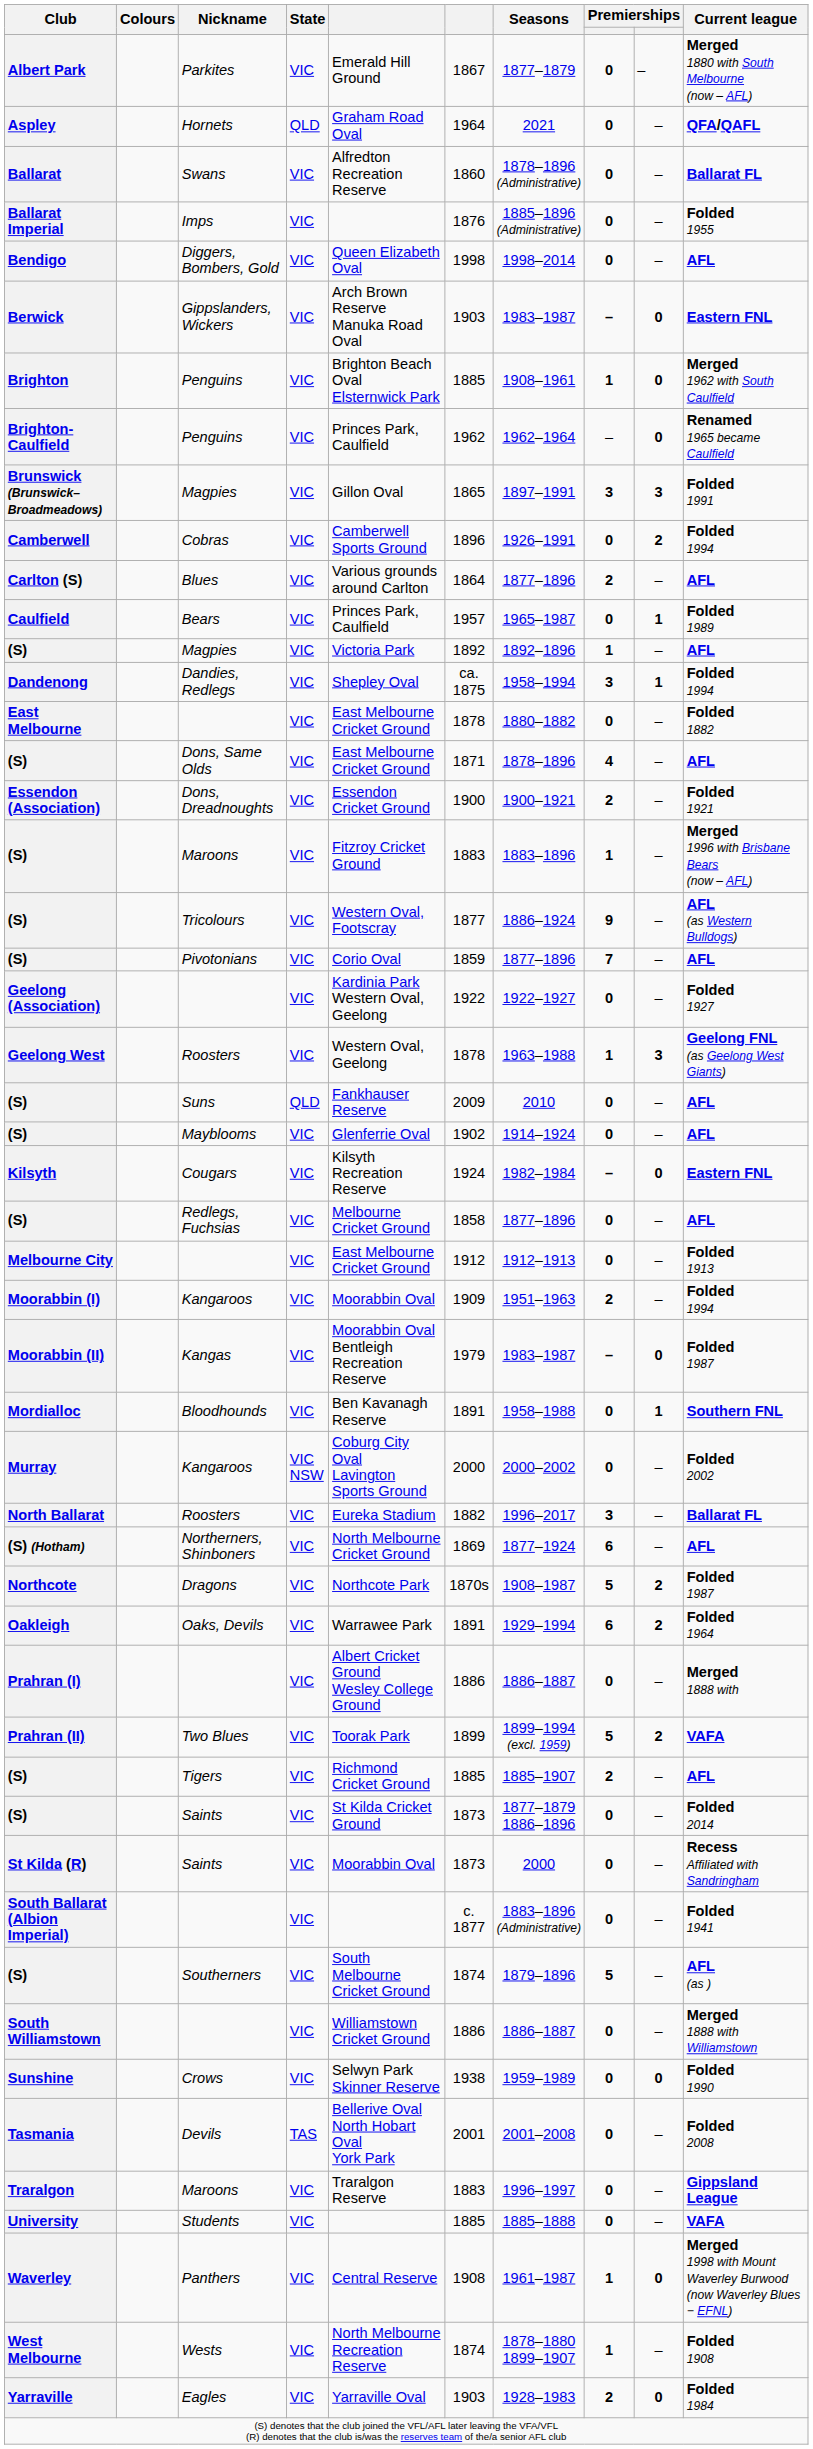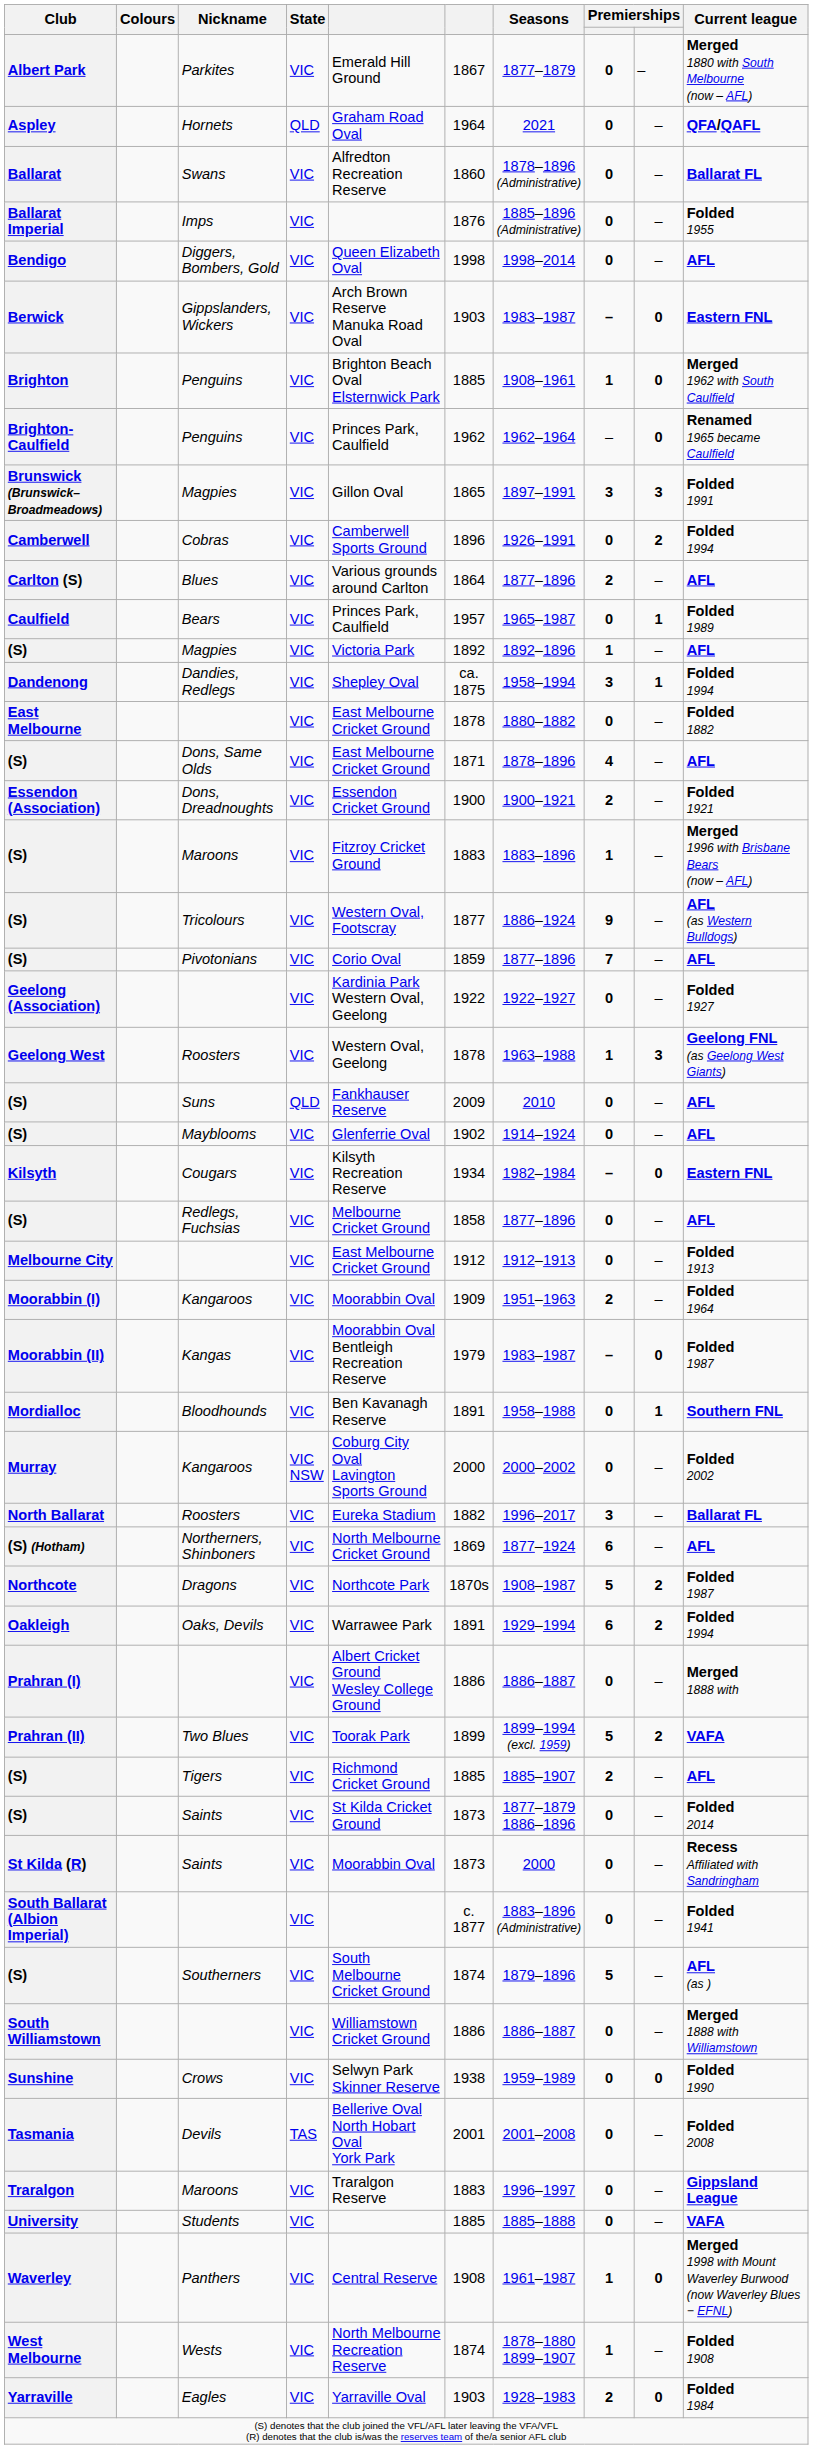(469, 1173) 1924 -> (469, 1173) 1934
(711, 1299) Folded 1994 -> (711, 1299) Folded 1964
(711, 1625) Folded 1964 -> (711, 1625) Folded 1994
